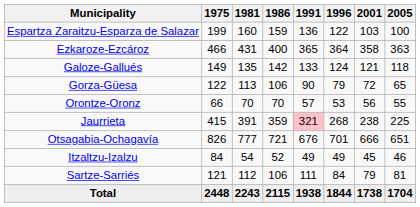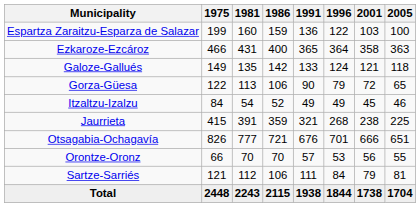rows swapped: (103, 157) <-> (103, 103)
(308, 121) pink background -> (308, 121) no background
